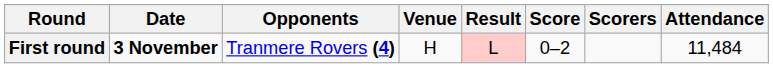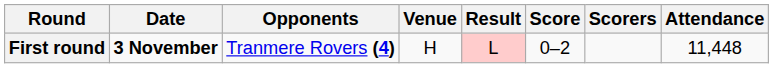(715, 47) 11,484 -> (715, 47) 11,448
